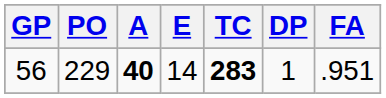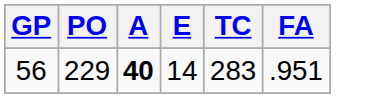- column: (288, 26)
(233, 70) bold -> (233, 70) normal
